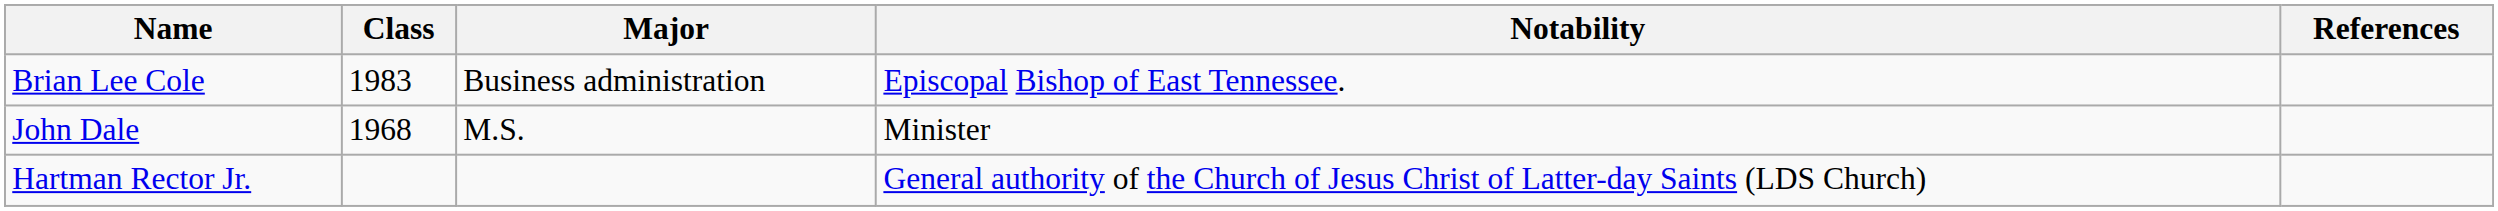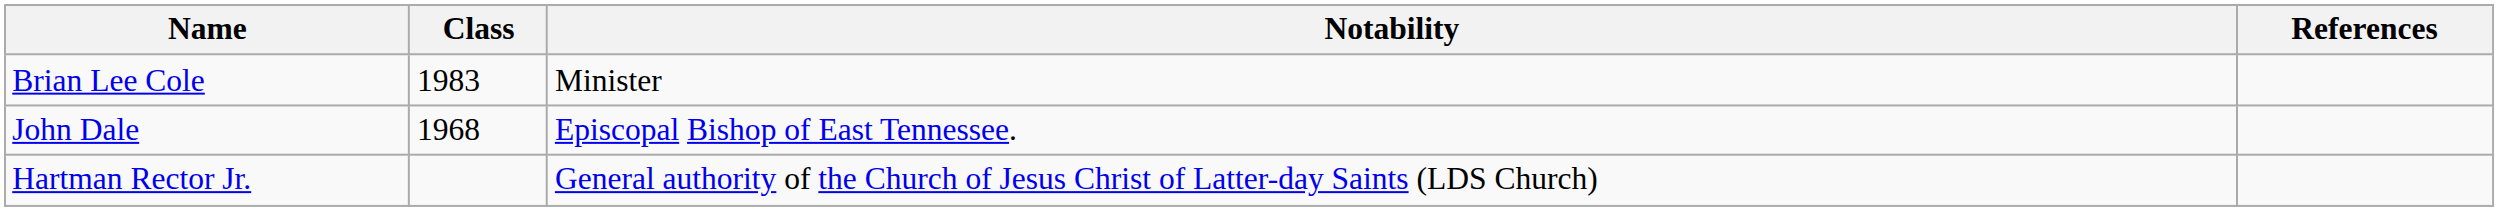- column: (666, 29)
(1114, 79) Episcopal Bishop of East Tennessee. -> (608, 79) Minister
(937, 129) Minister -> (786, 129) Episcopal Bishop of East Tennessee.
